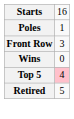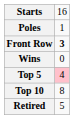(62, 43) normal -> (62, 43) bold
+ row: (30, 91)
